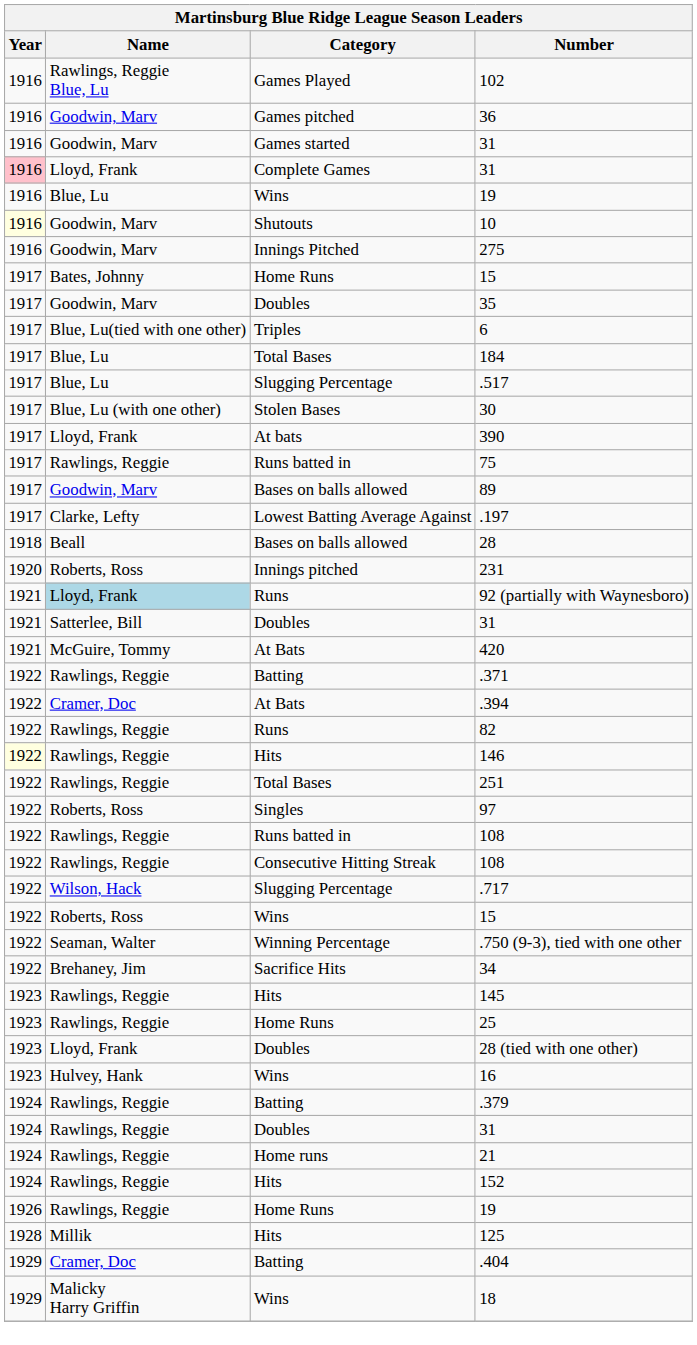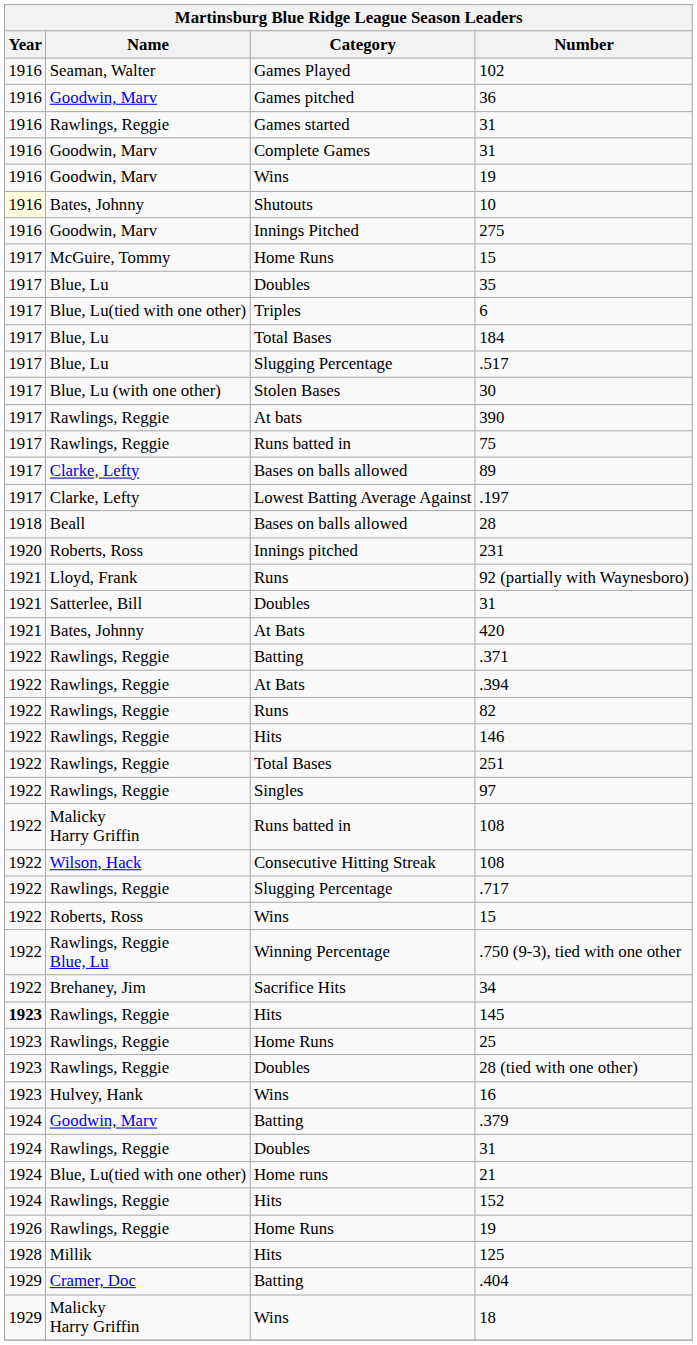(109, 80) Rawlings, Reggie Blue, Lu -> (103, 71) Seaman, Walter
(103, 143) Goodwin, Marv -> (109, 124) Rawlings, Reggie
(25, 169) pink background -> (25, 151) no background
(94, 169) Lloyd, Frank -> (103, 151) Goodwin, Marv
(79, 196) Blue, Lu -> (103, 177) Goodwin, Marv
(103, 223) Goodwin, Marv -> (97, 204) Bates, Johnny
(97, 276) Bates, Johnny -> (110, 257) McGuire, Tommy
(103, 303) Goodwin, Marv -> (79, 284) Blue, Lu
(94, 436) Lloyd, Frank -> (109, 417) Rawlings, Reggie
(103, 489) Goodwin, Marv -> (95, 470) Clarke, Lefty
(94, 596) lightblue background -> (94, 577) no background
(110, 649) McGuire, Tommy -> (97, 630) Bates, Johnny
(93, 702) Cramer, Doc -> (109, 683) Rawlings, Reggie
(25, 756) lightyellow background -> (25, 737) no background
(96, 809) Roberts, Ross -> (109, 790) Rawlings, Reggie
(109, 836) Rawlings, Reggie -> (95, 826) Malicky Harry Griffin
(109, 862) Rawlings, Reggie -> (96, 862) Wilson, Hack
(96, 889) Wilson, Hack -> (109, 889) Rawlings, Reggie
(103, 942) Seaman, Walter -> (109, 952) Rawlings, Reggie Blue, Lu
(25, 995) normal -> (25, 1014) bold
(94, 1049) Lloyd, Frank -> (109, 1068) Rawlings, Reggie
(109, 1102) Rawlings, Reggie -> (103, 1121) Goodwin, Marv
(109, 1155) Rawlings, Reggie -> (148, 1174) Blue, Lu(tied with one other)
